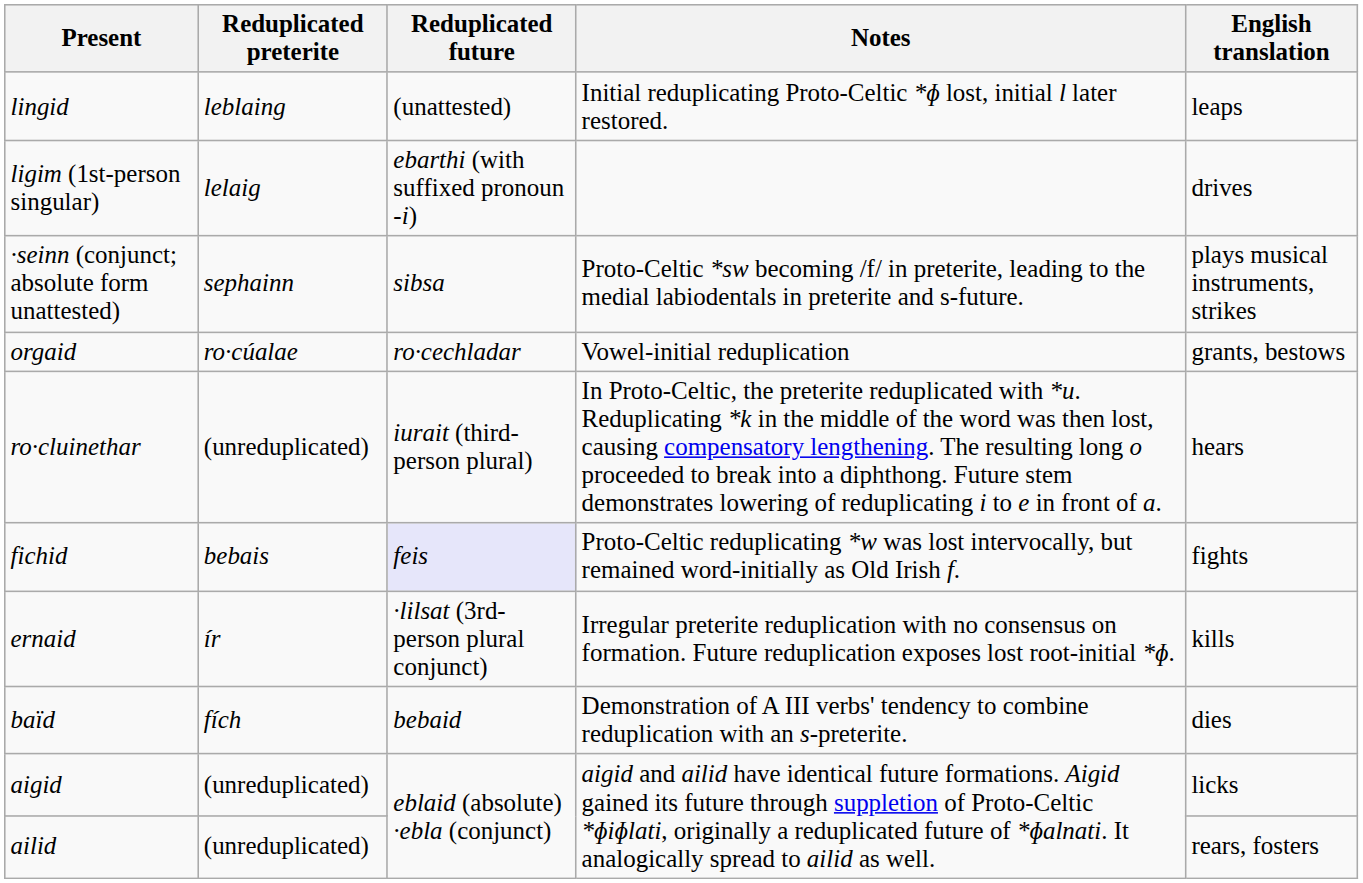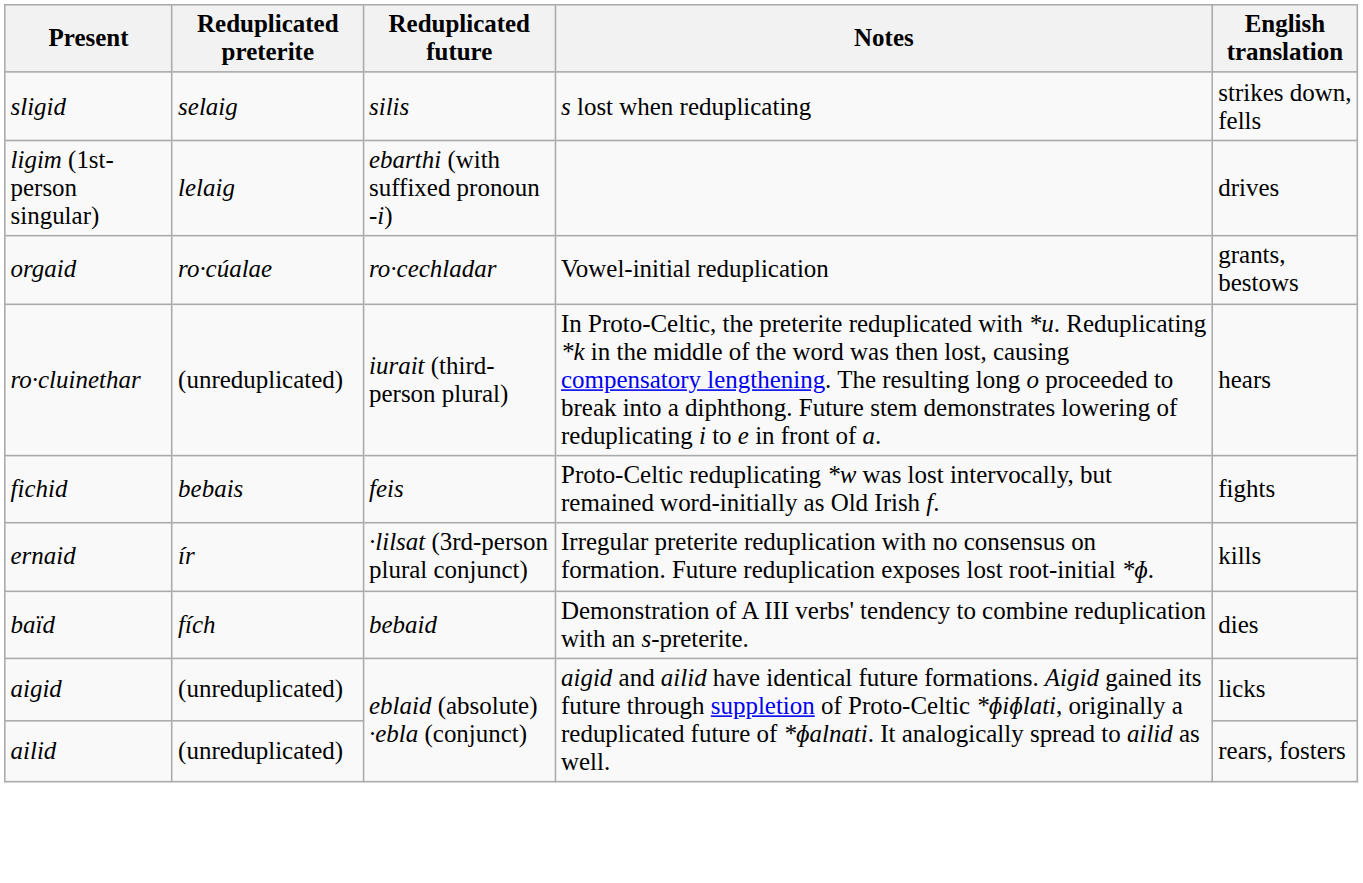+ row: (38, 105)
- row: (40, 105)
- row: (94, 283)
(411, 556) lavender background -> (386, 488) no background
